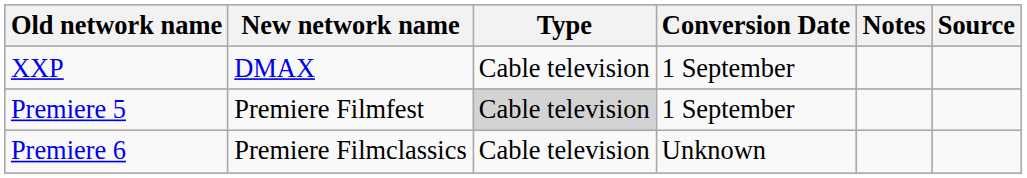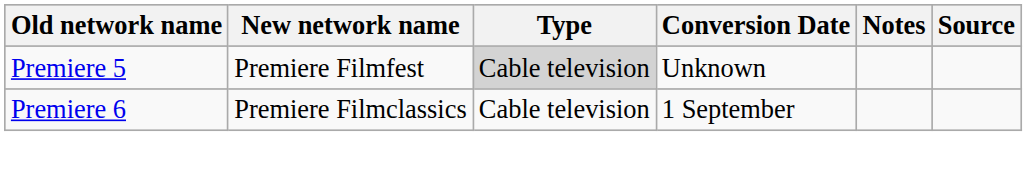- row: (37, 67)
(728, 109) 1 September -> (714, 67) Unknown
(714, 151) Unknown -> (728, 109) 1 September
